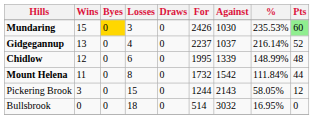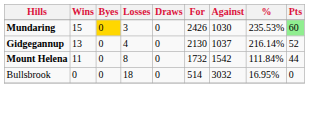(202, 43) 2237 -> (197, 43) 2130
- row: (25, 59)
- row: (39, 91)
